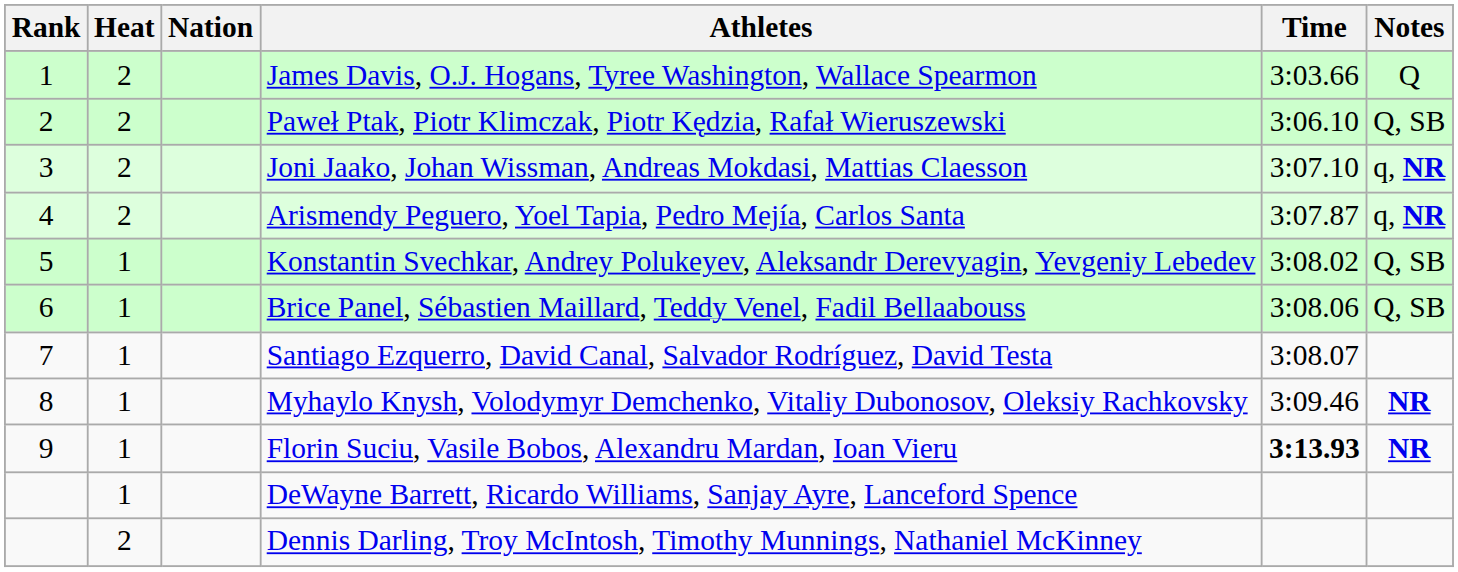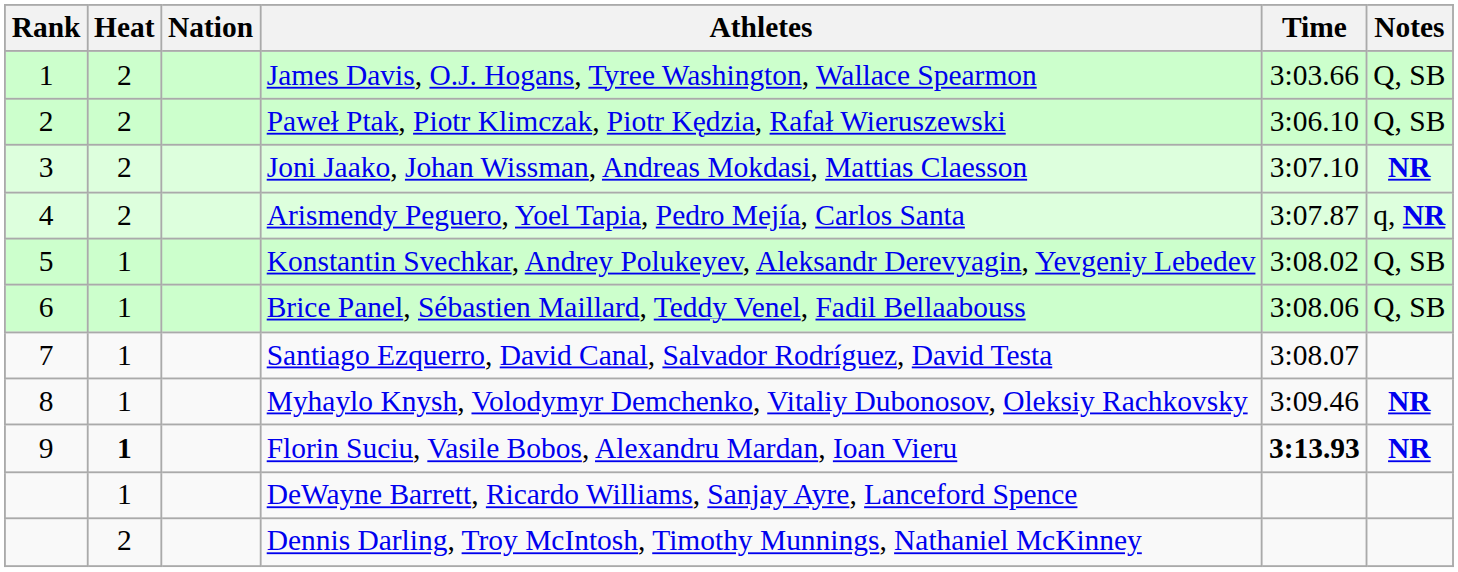(1409, 74) Q -> (1409, 74) Q, SB
(1409, 167) q, NR -> (1409, 167) NR
(124, 448) normal -> (124, 448) bold
